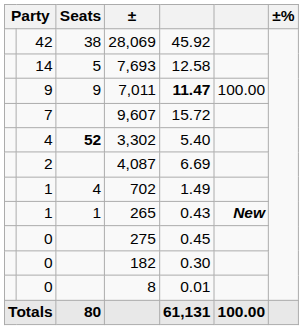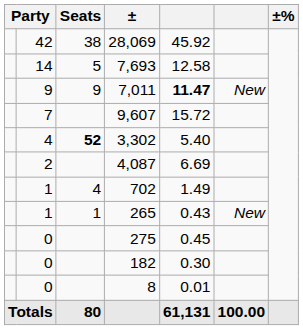(241, 90) 100.00 -> (250, 90) New
(249, 213) bold -> (250, 213) normal
